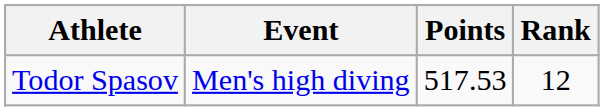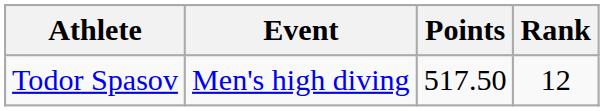(465, 79) 517.53 -> (465, 79) 517.50
